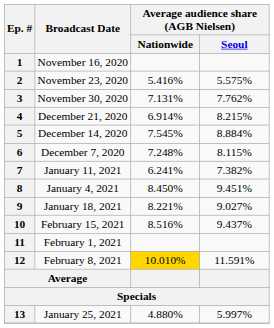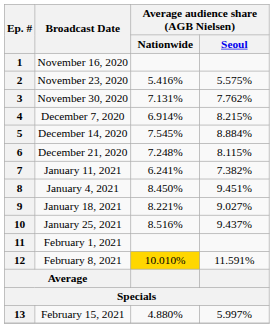(83, 116) December 21, 2020 -> (83, 116) December 7, 2020
(83, 152) December 7, 2020 -> (83, 152) December 21, 2020
(83, 224) February 15, 2021 -> (83, 224) January 25, 2021
(83, 314) January 25, 2021 -> (83, 314) February 15, 2021
